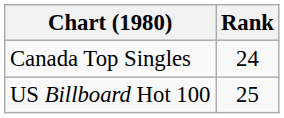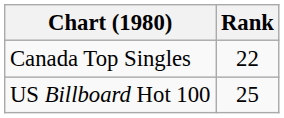(247, 58) 24 -> (247, 58) 22
